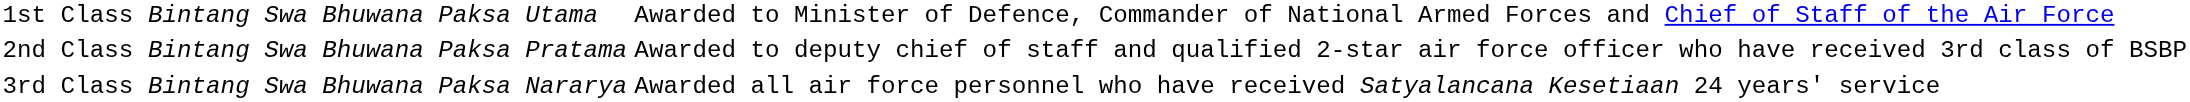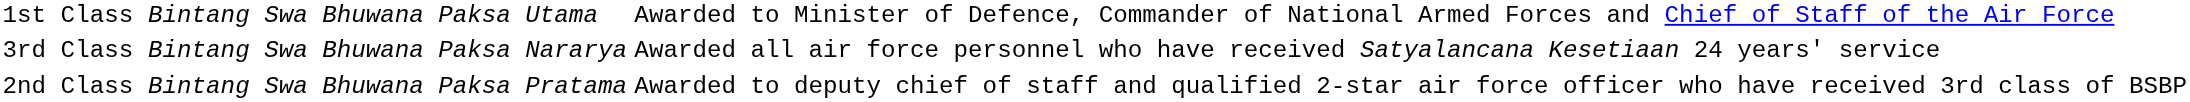rows swapped: (68, 51) <-> (68, 86)
